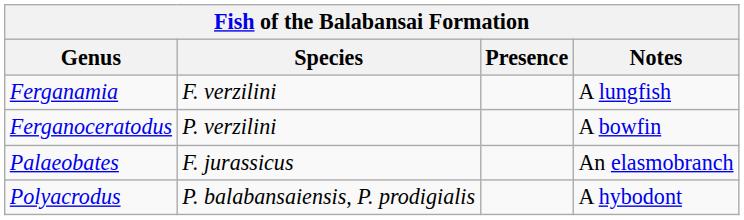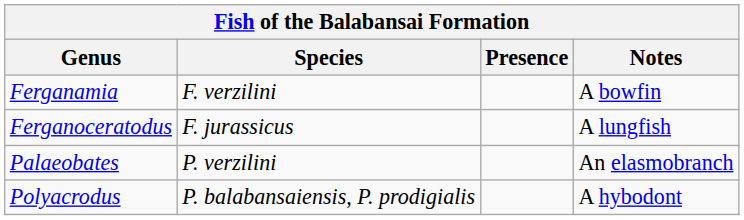(625, 92) A lungfish -> (620, 92) A bowfin
(229, 127) P. verzilini -> (238, 127) F. jurassicus
(620, 127) A bowfin -> (625, 127) A lungfish
(238, 162) F. jurassicus -> (229, 162) P. verzilini
